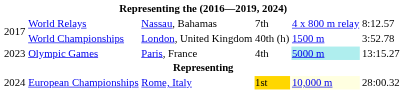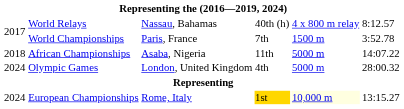(262, 23) 7th -> (272, 23) 40th (h)
(197, 38) London, United Kingdom -> (169, 38) Paris, France
(272, 38) 40th (h) -> (262, 38) 7th
+ row: (79, 53)
(15, 53) 2023 -> (15, 68) 2024
(169, 53) Paris, France -> (197, 68) London, United Kingdom
(308, 53) paleturquoise background -> (308, 68) no background
(381, 53) 13:15.27 -> (381, 68) 28:00.32
(381, 82) 28:00.32 -> (381, 97) 13:15.27
